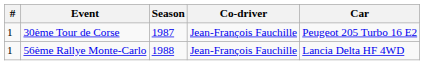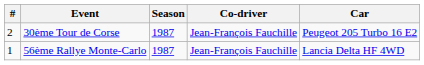(10, 32) 1 -> (10, 32) 2
(163, 51) 1988 -> (163, 51) 1987
